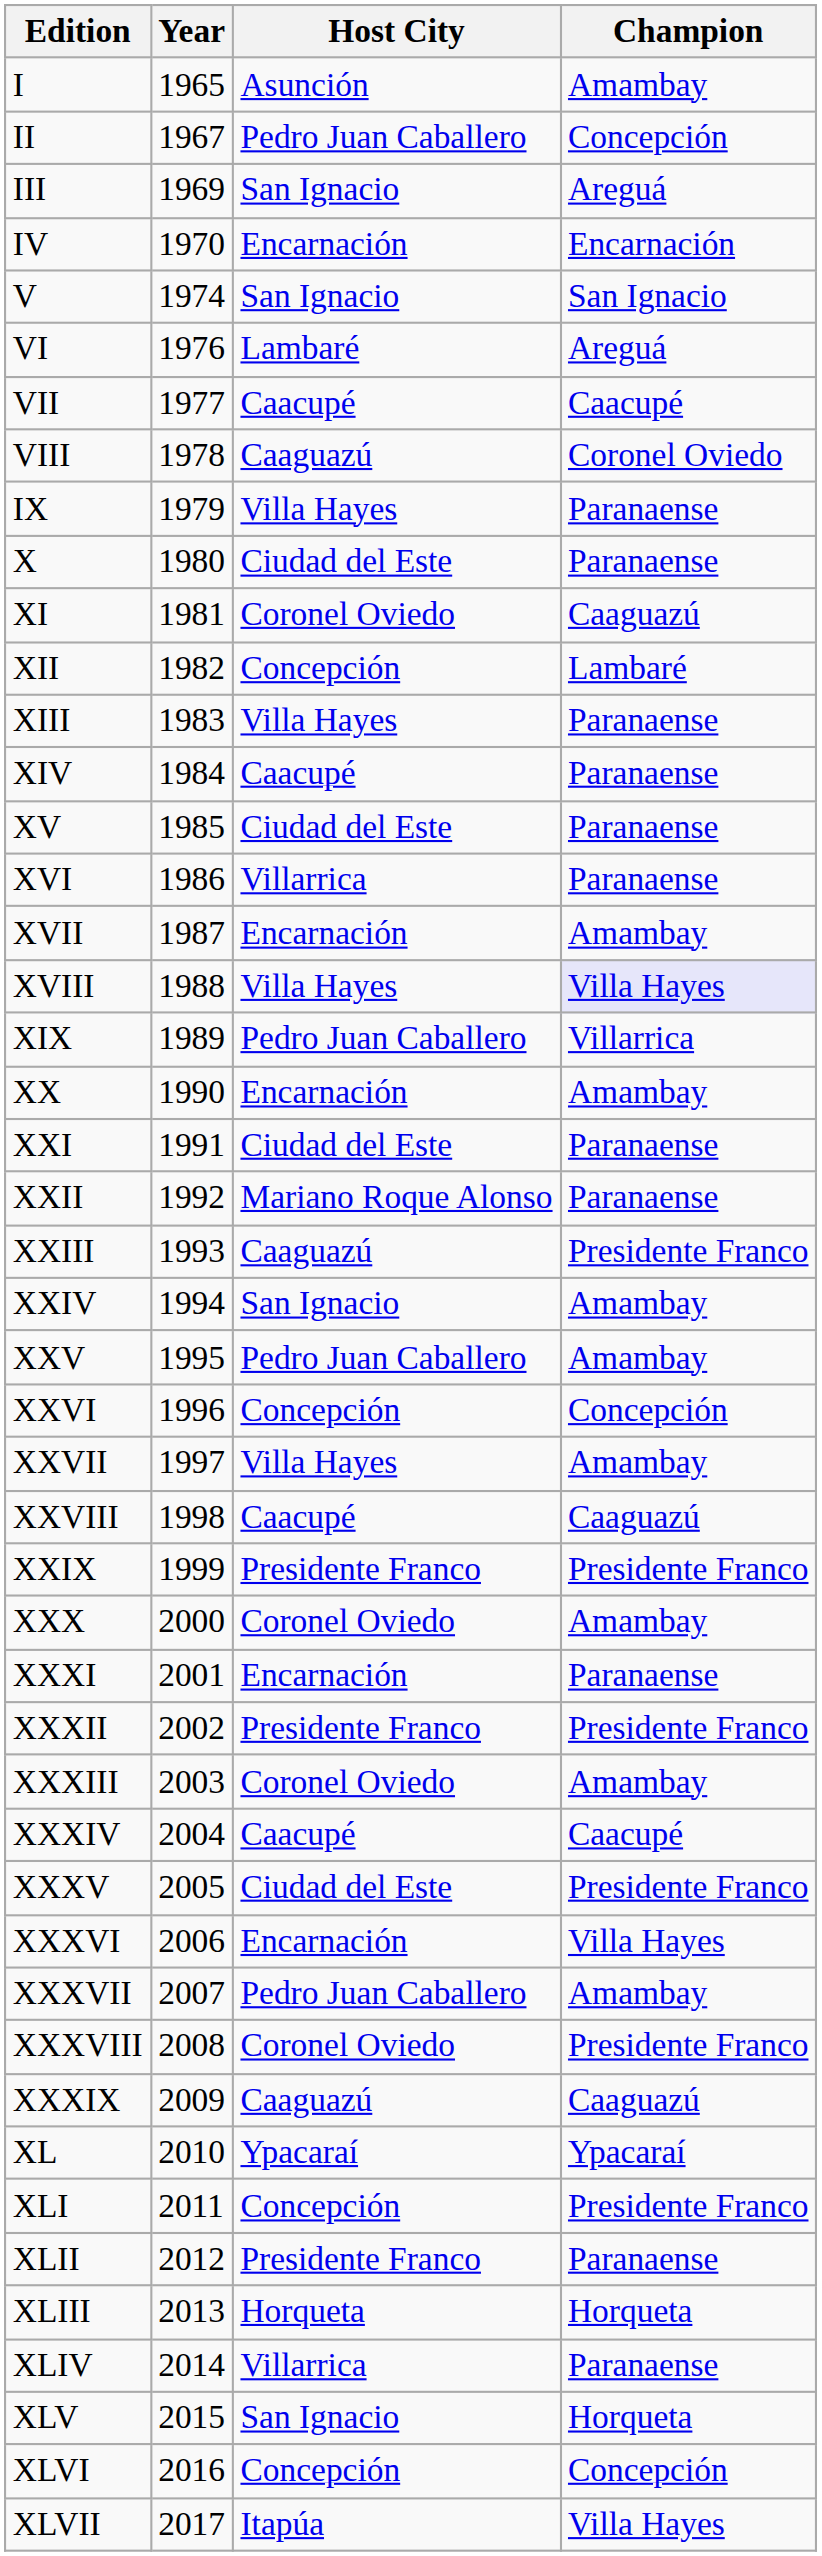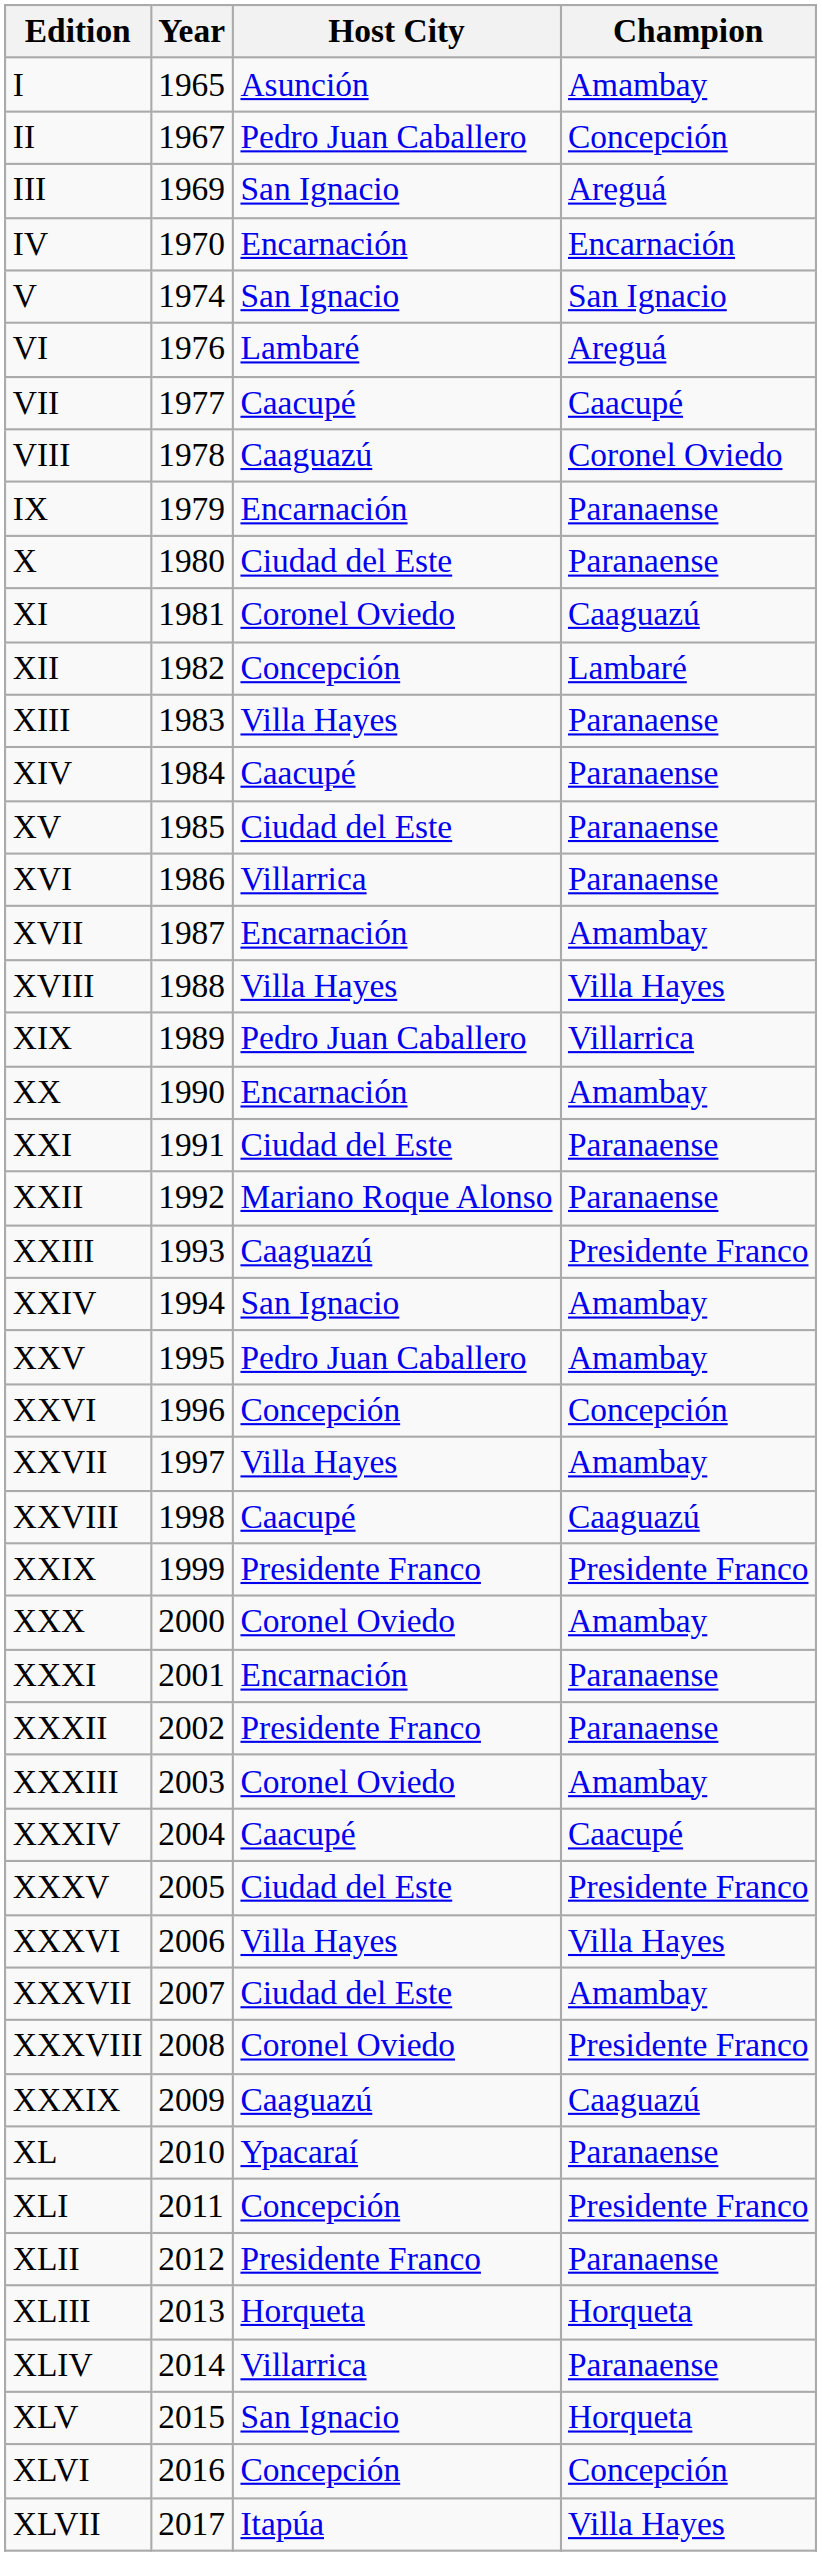(319, 508) Villa Hayes -> (324, 508) Encarnación
(646, 985) lavender background -> (646, 985) no background
(688, 1728) Presidente Franco -> (643, 1728) Paranaense
(324, 1940) Encarnación -> (319, 1940) Villa Hayes
(383, 1993) Pedro Juan Caballero -> (346, 1993) Ciudad del Este
(627, 2152) Ypacaraí -> (643, 2152) Paranaense
